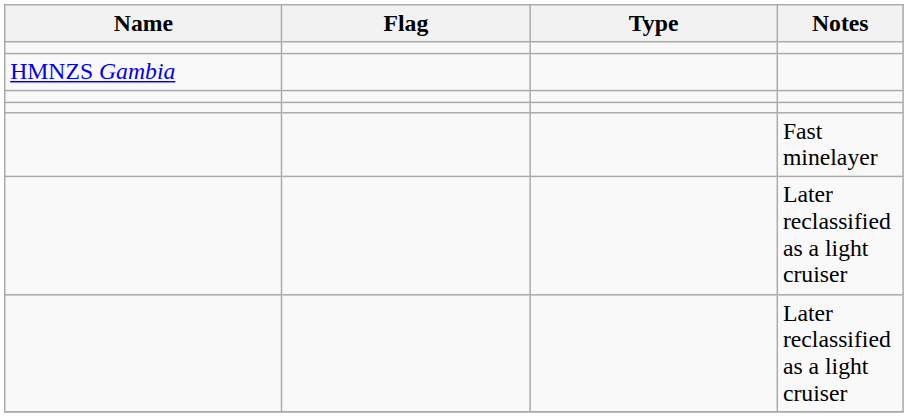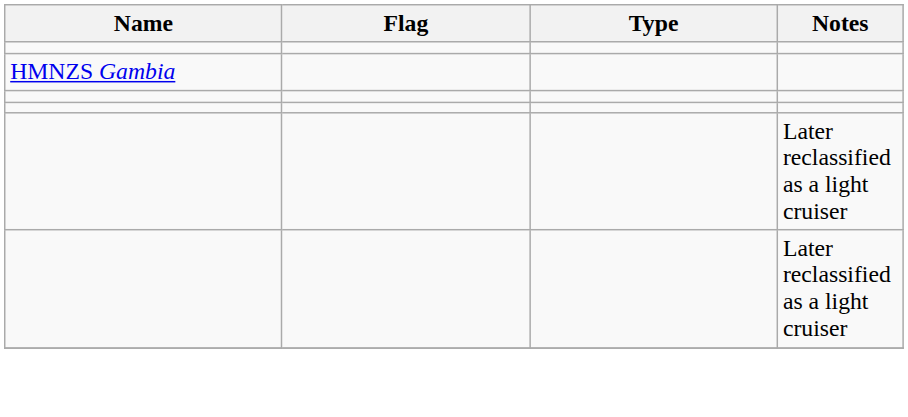- row: (143, 145)
